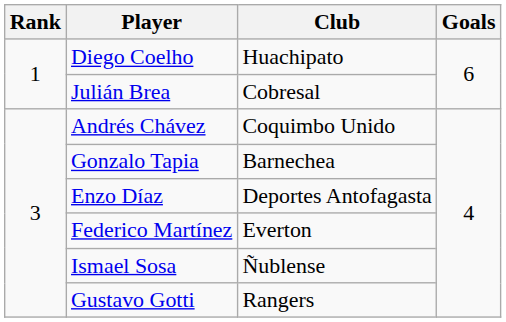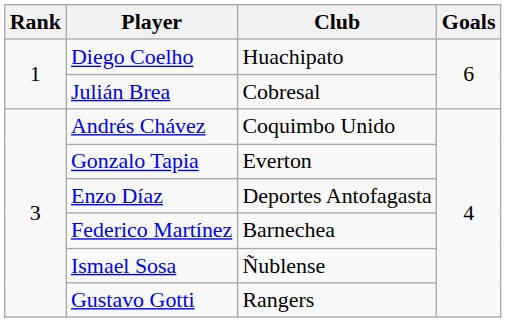(289, 160) Barnechea -> (277, 160) Everton
(277, 230) Everton -> (289, 230) Barnechea
